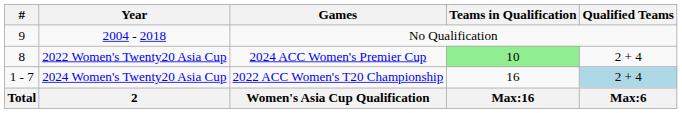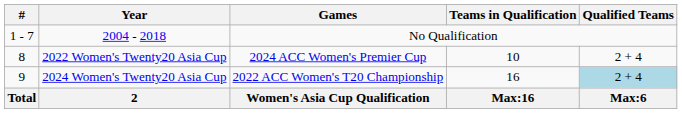(22, 35) 9 -> (22, 35) 1 - 7
(513, 56) lightgreen background -> (513, 56) no background
(22, 77) 1 - 7 -> (22, 77) 9
